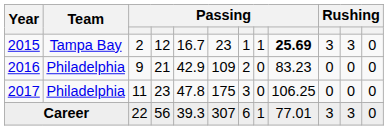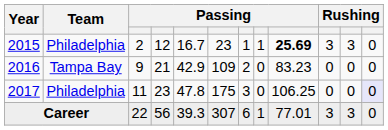(86, 45) Tampa Bay -> (86, 45) Philadelphia
(86, 68) Philadelphia -> (86, 68) Tampa Bay
(372, 91) no background -> (372, 91) lavender background
